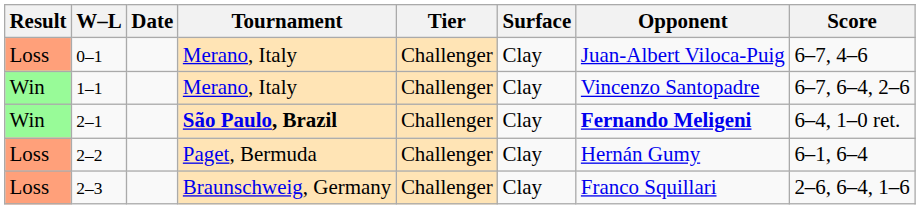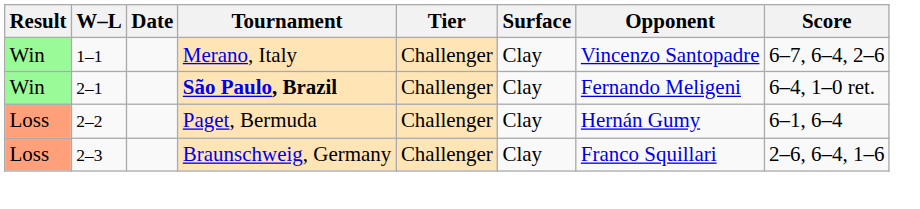- row: (89, 55)
(666, 120) bold -> (661, 87) normal
